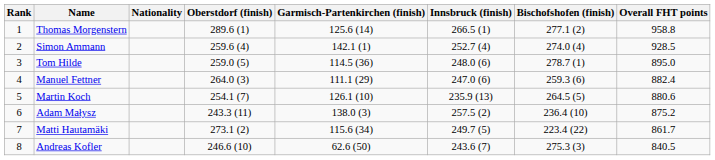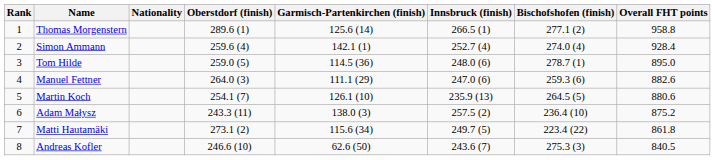(663, 46) 928.5 -> (663, 46) 928.4
(663, 79) 882.4 -> (663, 79) 882.6
(663, 130) 861.7 -> (663, 130) 861.8
